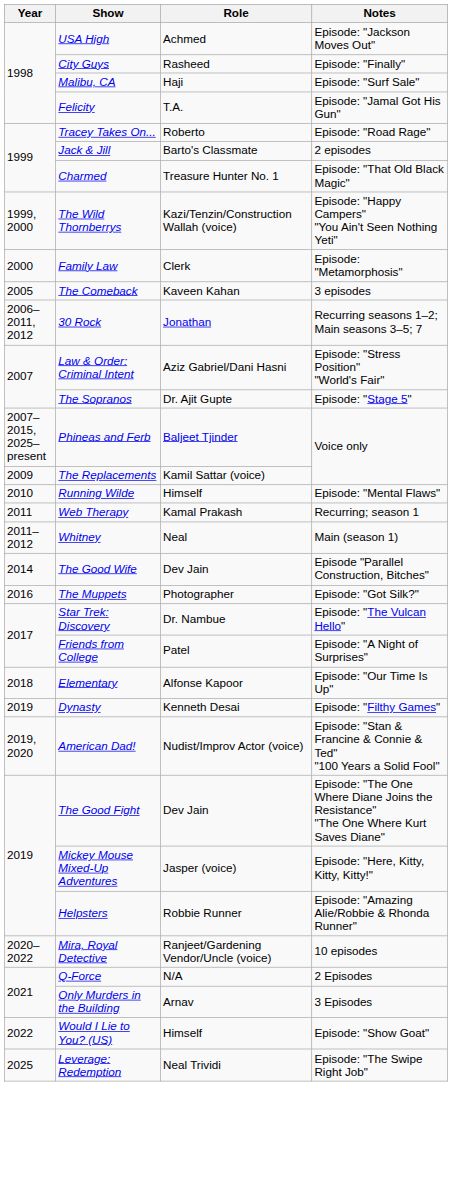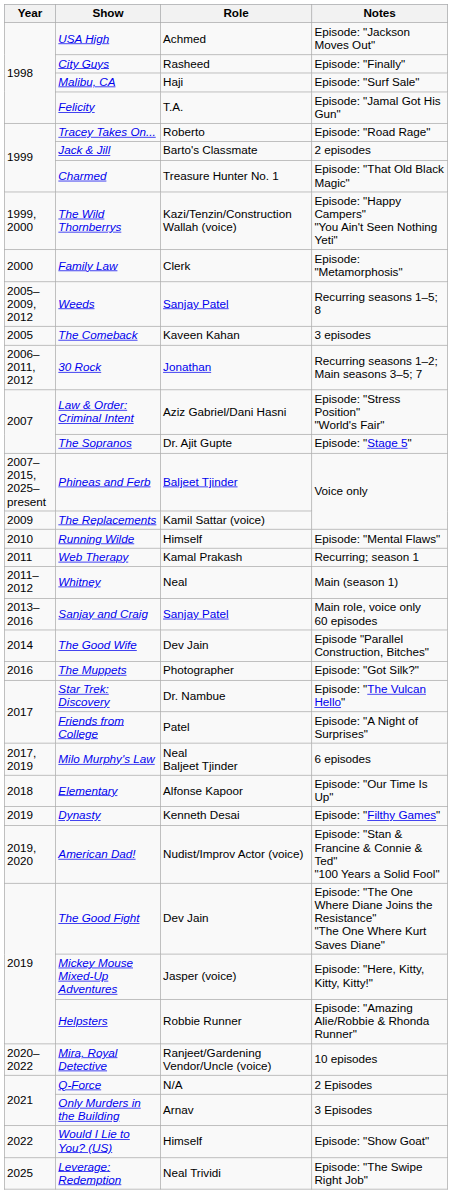+ row: (76, 304)
+ row: (103, 614)
+ row: (107, 759)
